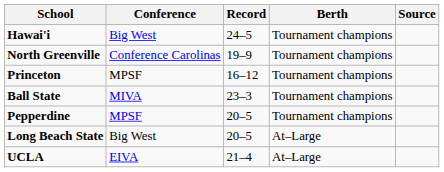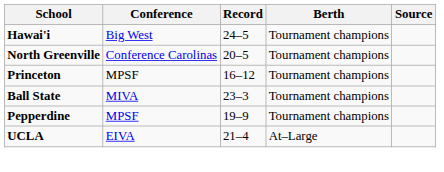(239, 55) 19–9 -> (236, 55) 20–5
(239, 116) 20–5 -> (236, 116) 19–9
- row: (55, 136)
